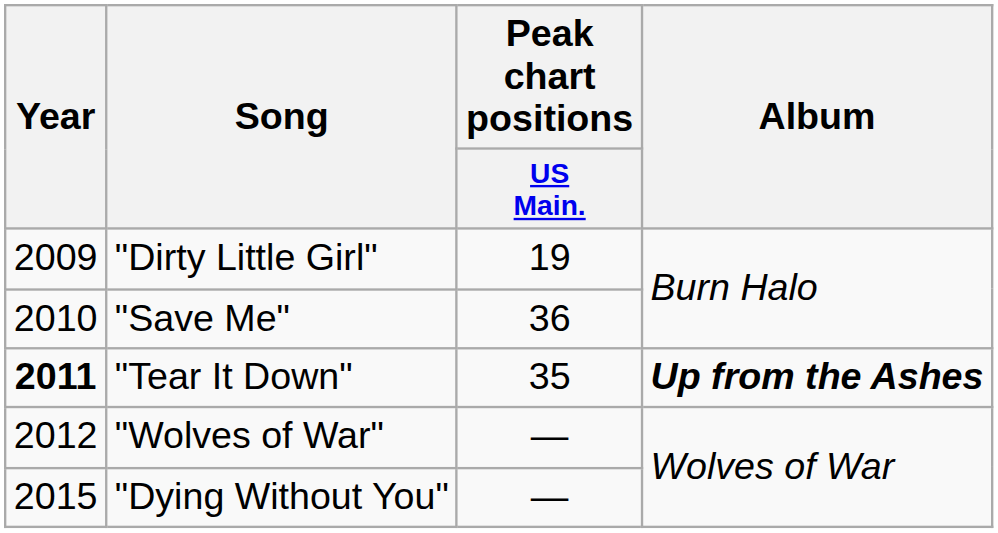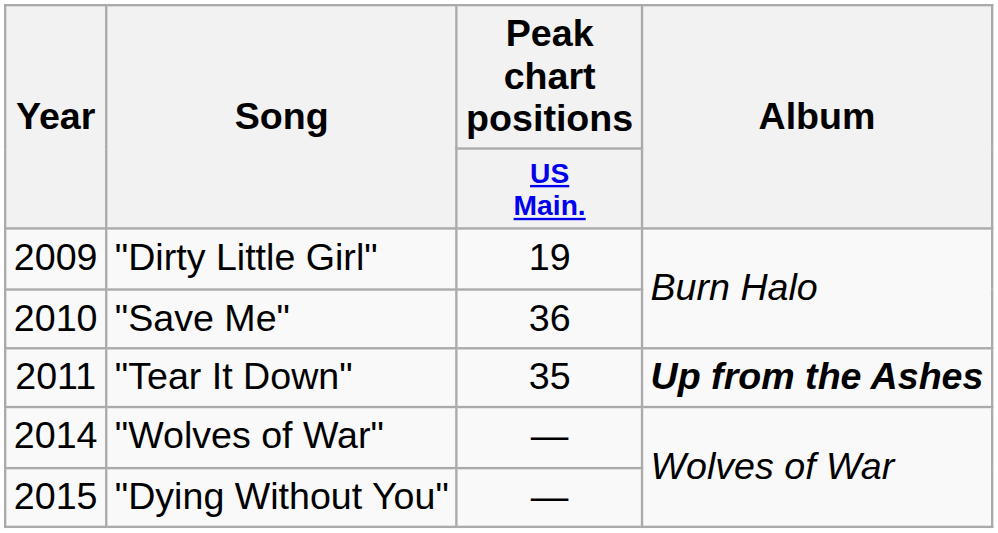(56, 377) bold -> (56, 377) normal
(56, 436) 2012 -> (56, 436) 2014
